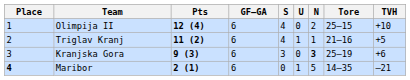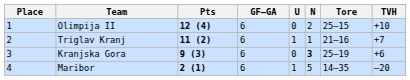- column: (286, 11)
(381, 40) +5 -> (379, 40) +7
(9, 68) bold -> (9, 68) normal
(383, 68) –21 -> (382, 68) –20
